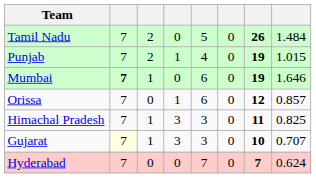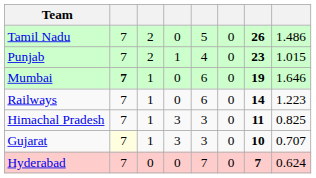(291, 36) 1.484 -> (291, 36) 1.486
(258, 57) 19 -> (258, 57) 23
+ row: (32, 99)
- row: (24, 99)
